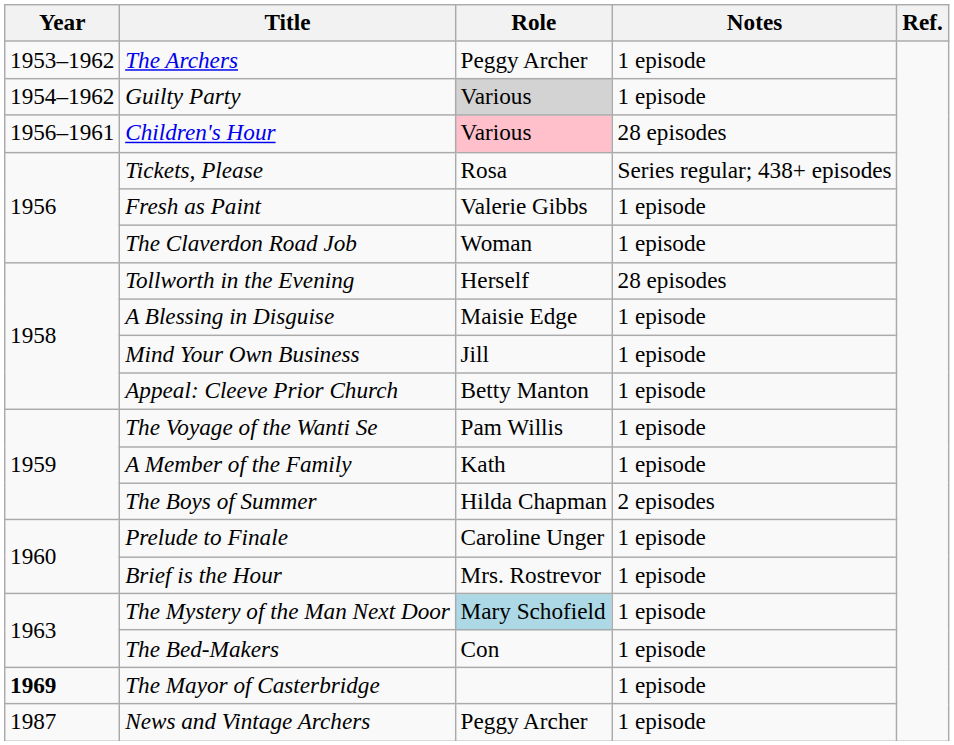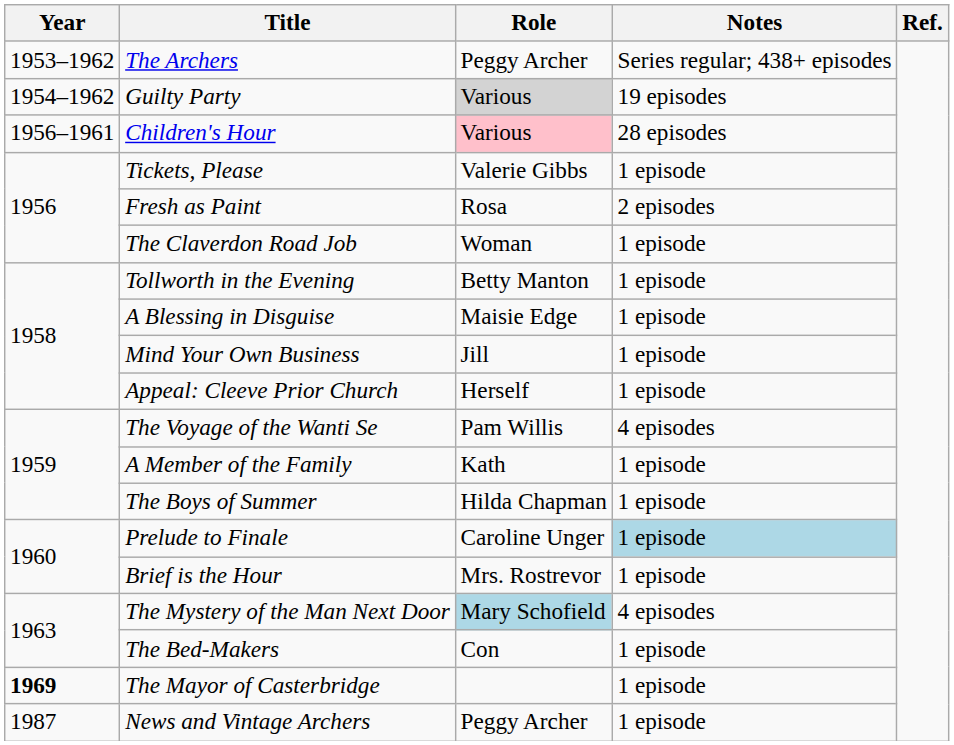(662, 59) 1 episode -> (755, 59) Series regular; 438+ episodes
(662, 96) 1 episode -> (672, 96) 19 episodes
(484, 170) Rosa -> (524, 170) Valerie Gibbs
(755, 170) Series regular; 438+ episodes -> (662, 170) 1 episode
(524, 206) Valerie Gibbs -> (484, 206) Rosa
(662, 206) 1 episode -> (666, 206) 2 episodes
(495, 280) Herself -> (525, 280) Betty Manton
(672, 280) 28 episodes -> (662, 280) 1 episode
(525, 390) Betty Manton -> (495, 390) Herself
(662, 427) 1 episode -> (666, 427) 4 episodes
(666, 501) 2 episodes -> (662, 501) 1 episode
(662, 538) no background -> (662, 538) lightblue background
(662, 611) 1 episode -> (666, 611) 4 episodes
